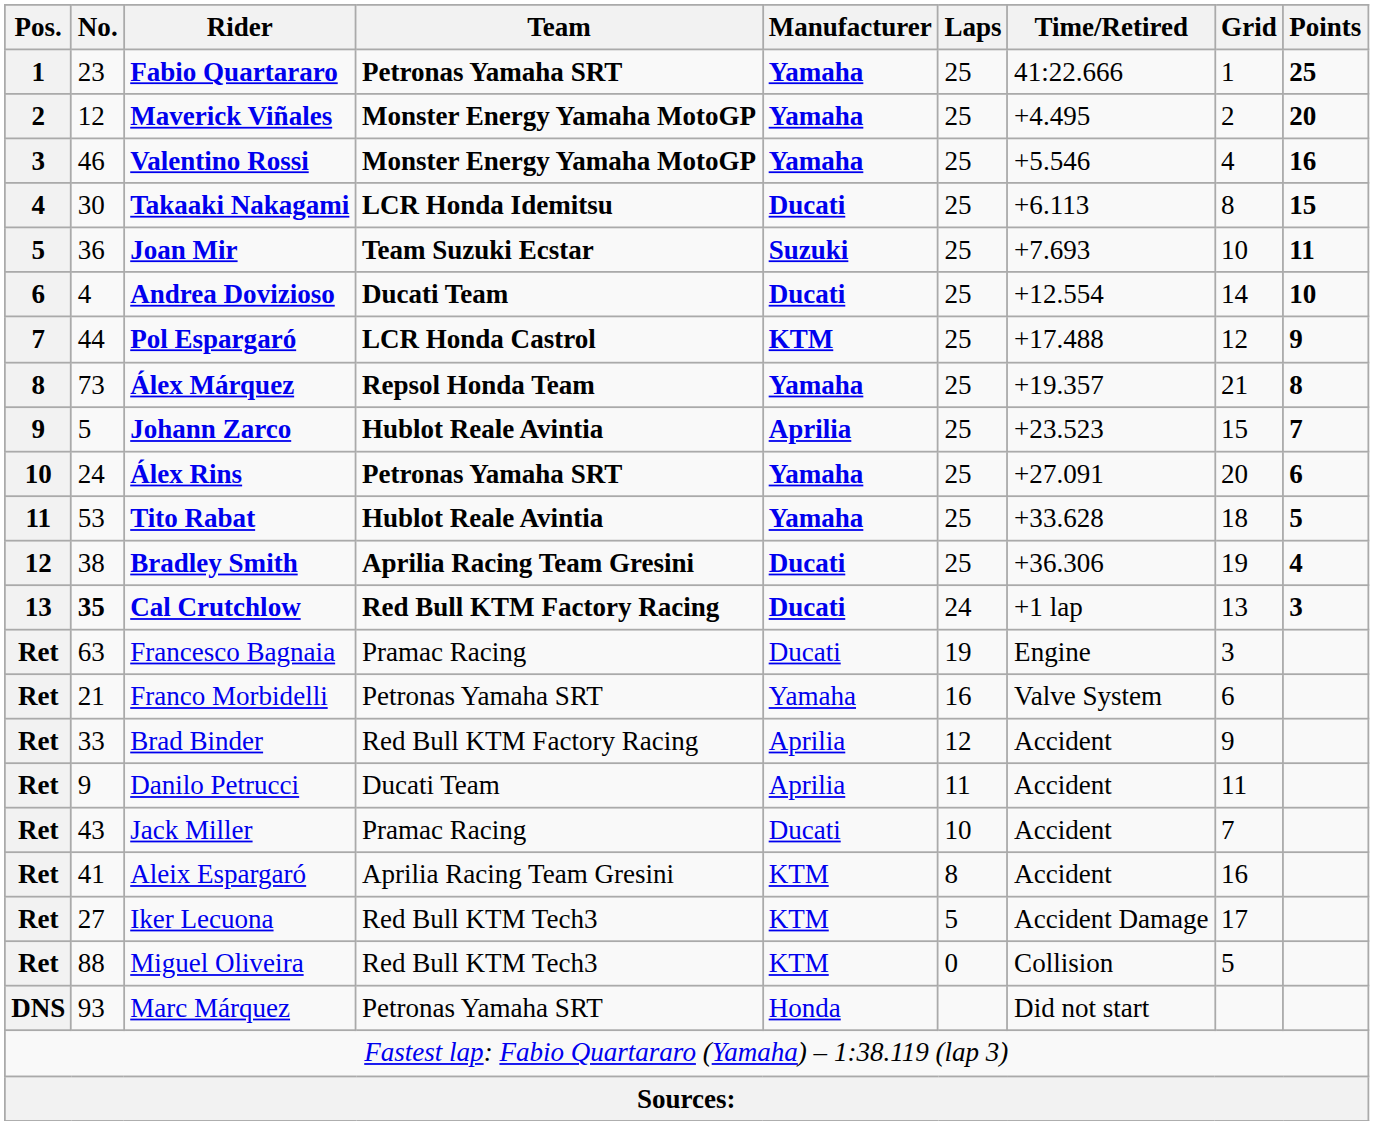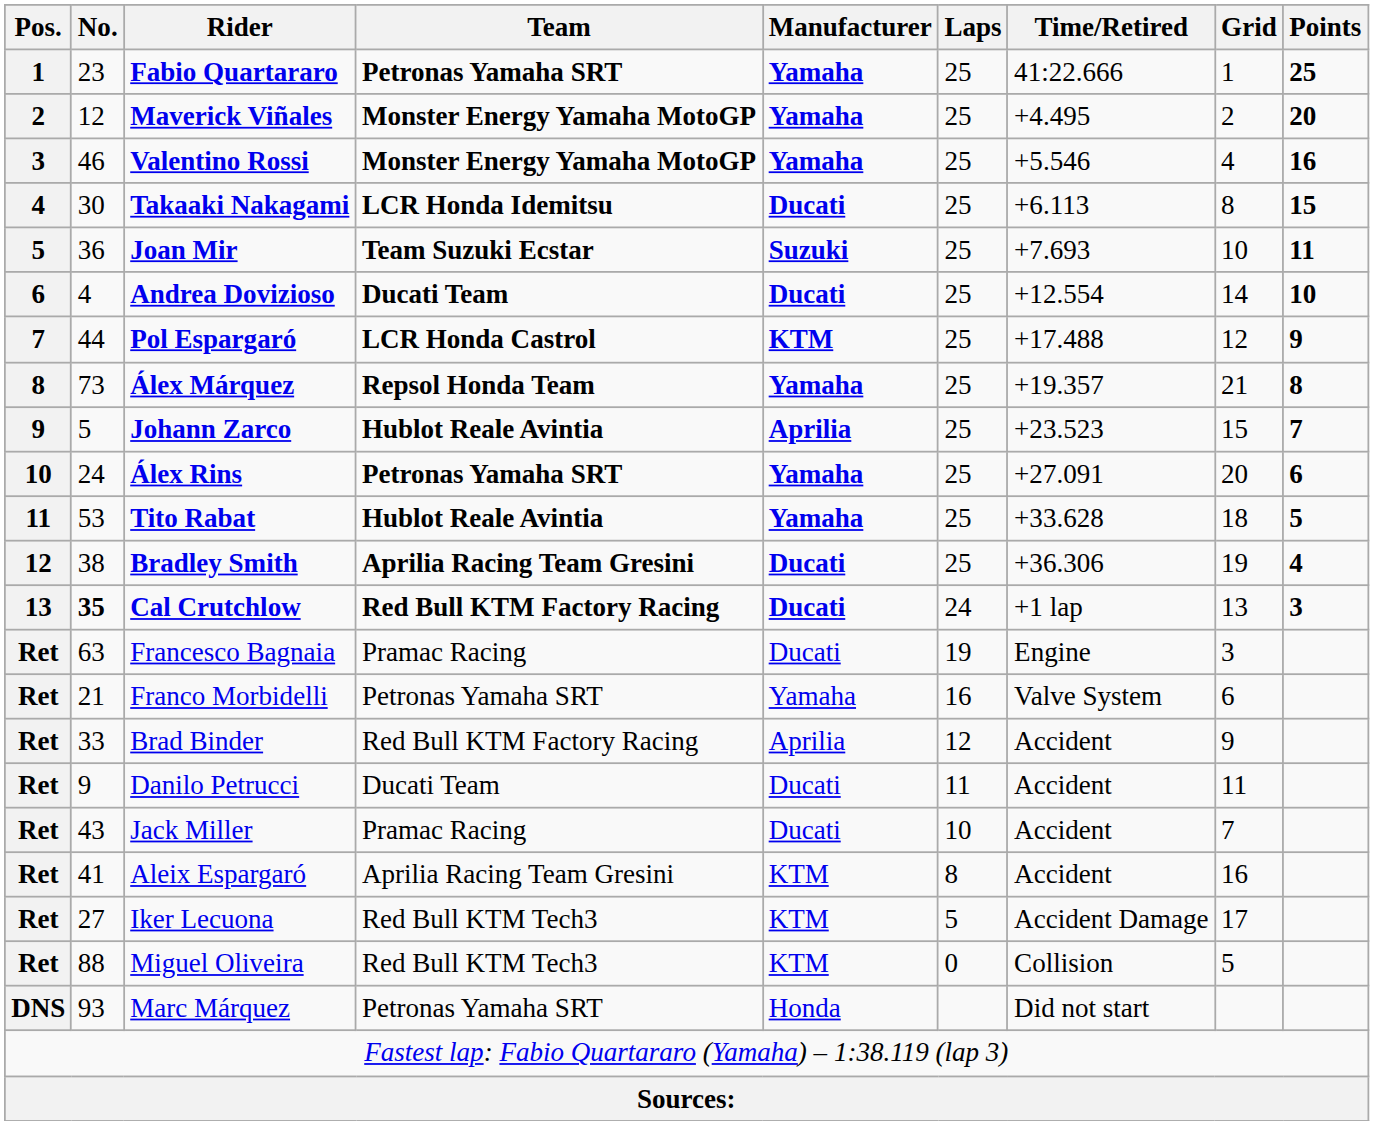(807, 785) Aprilia -> (805, 785) Ducati
